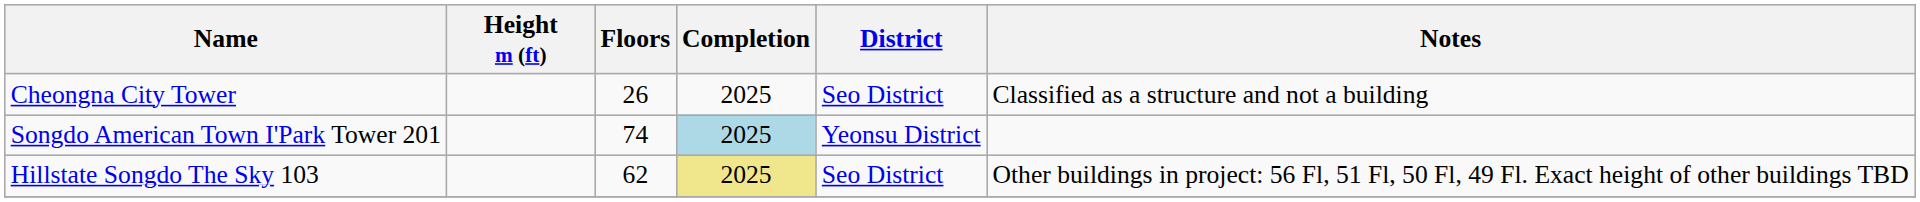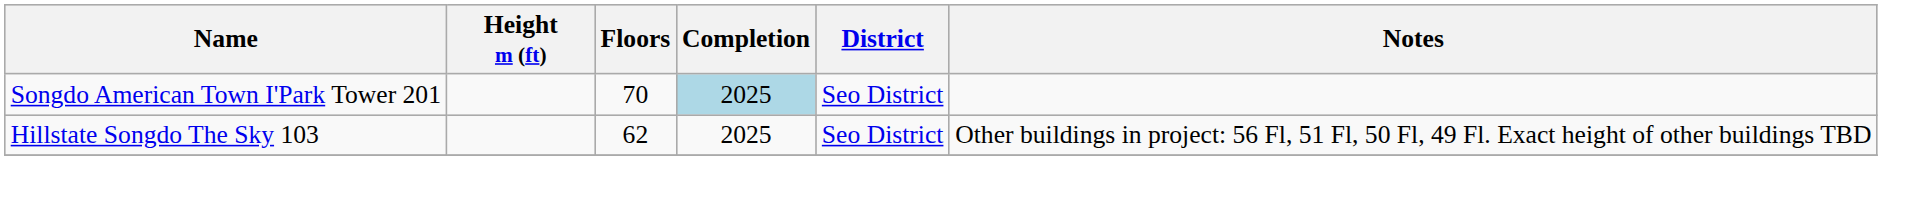- row: (123, 94)
(635, 134) 74 -> (635, 94) 70
(901, 134) Yeonsu District -> (883, 94) Seo District
(746, 175) khaki background -> (746, 134) no background
